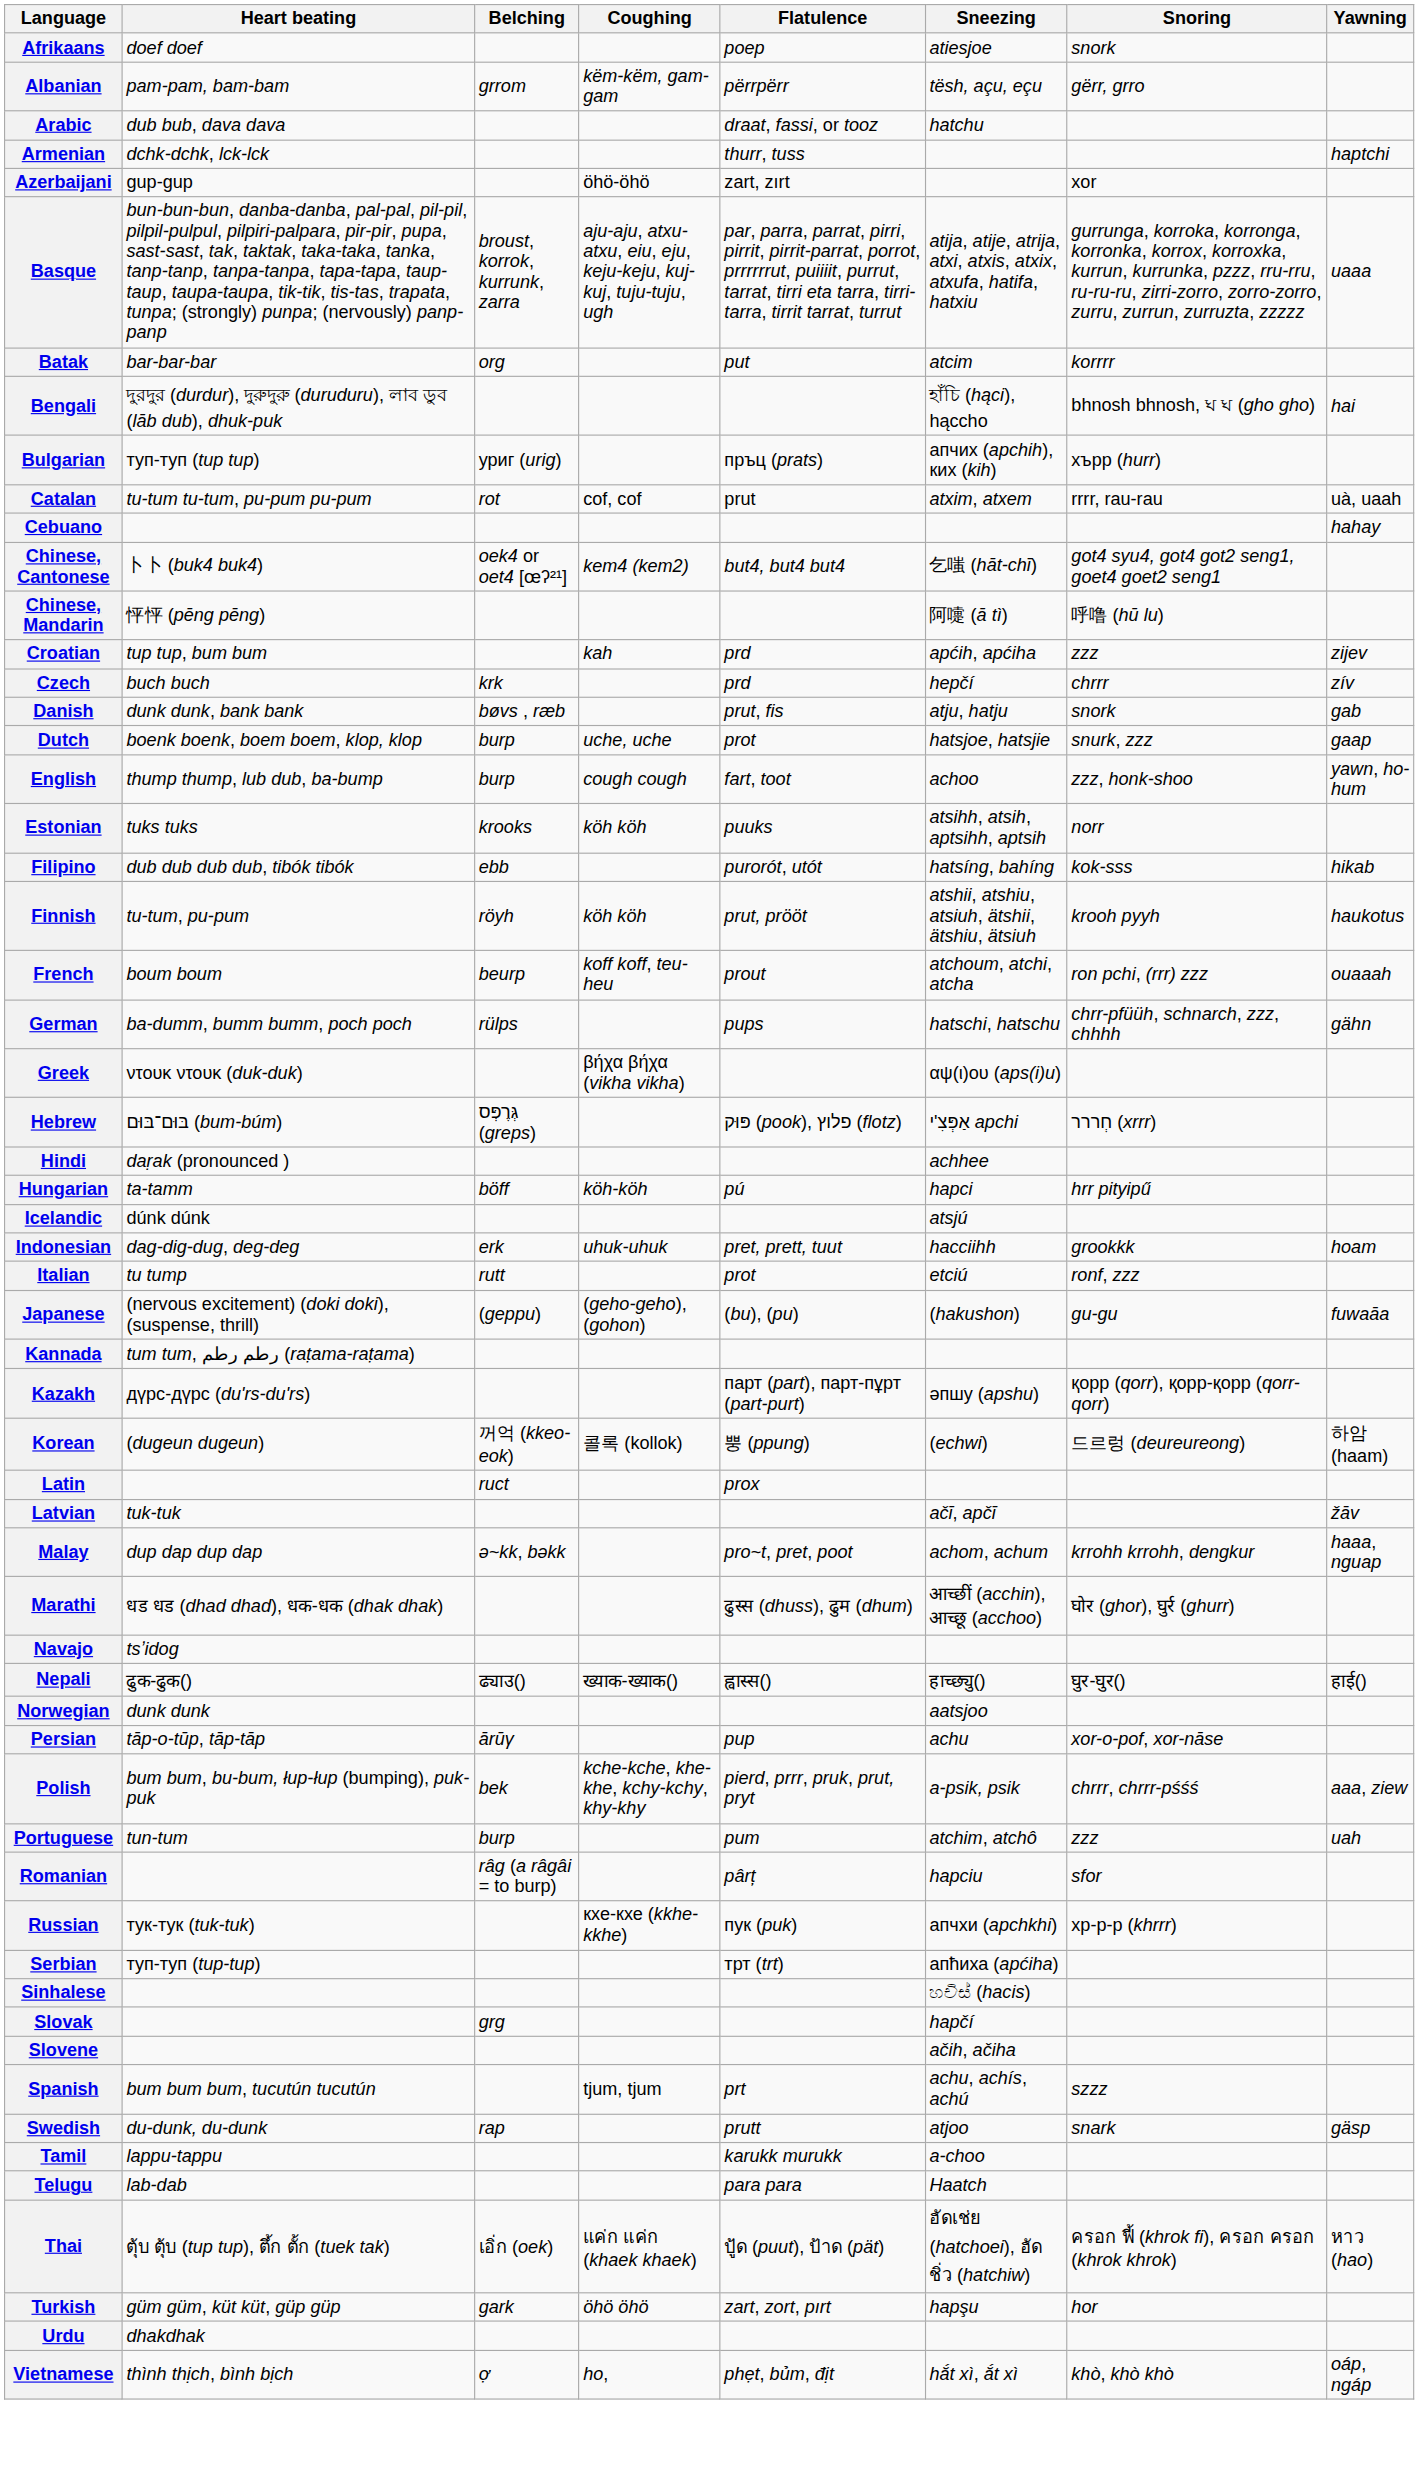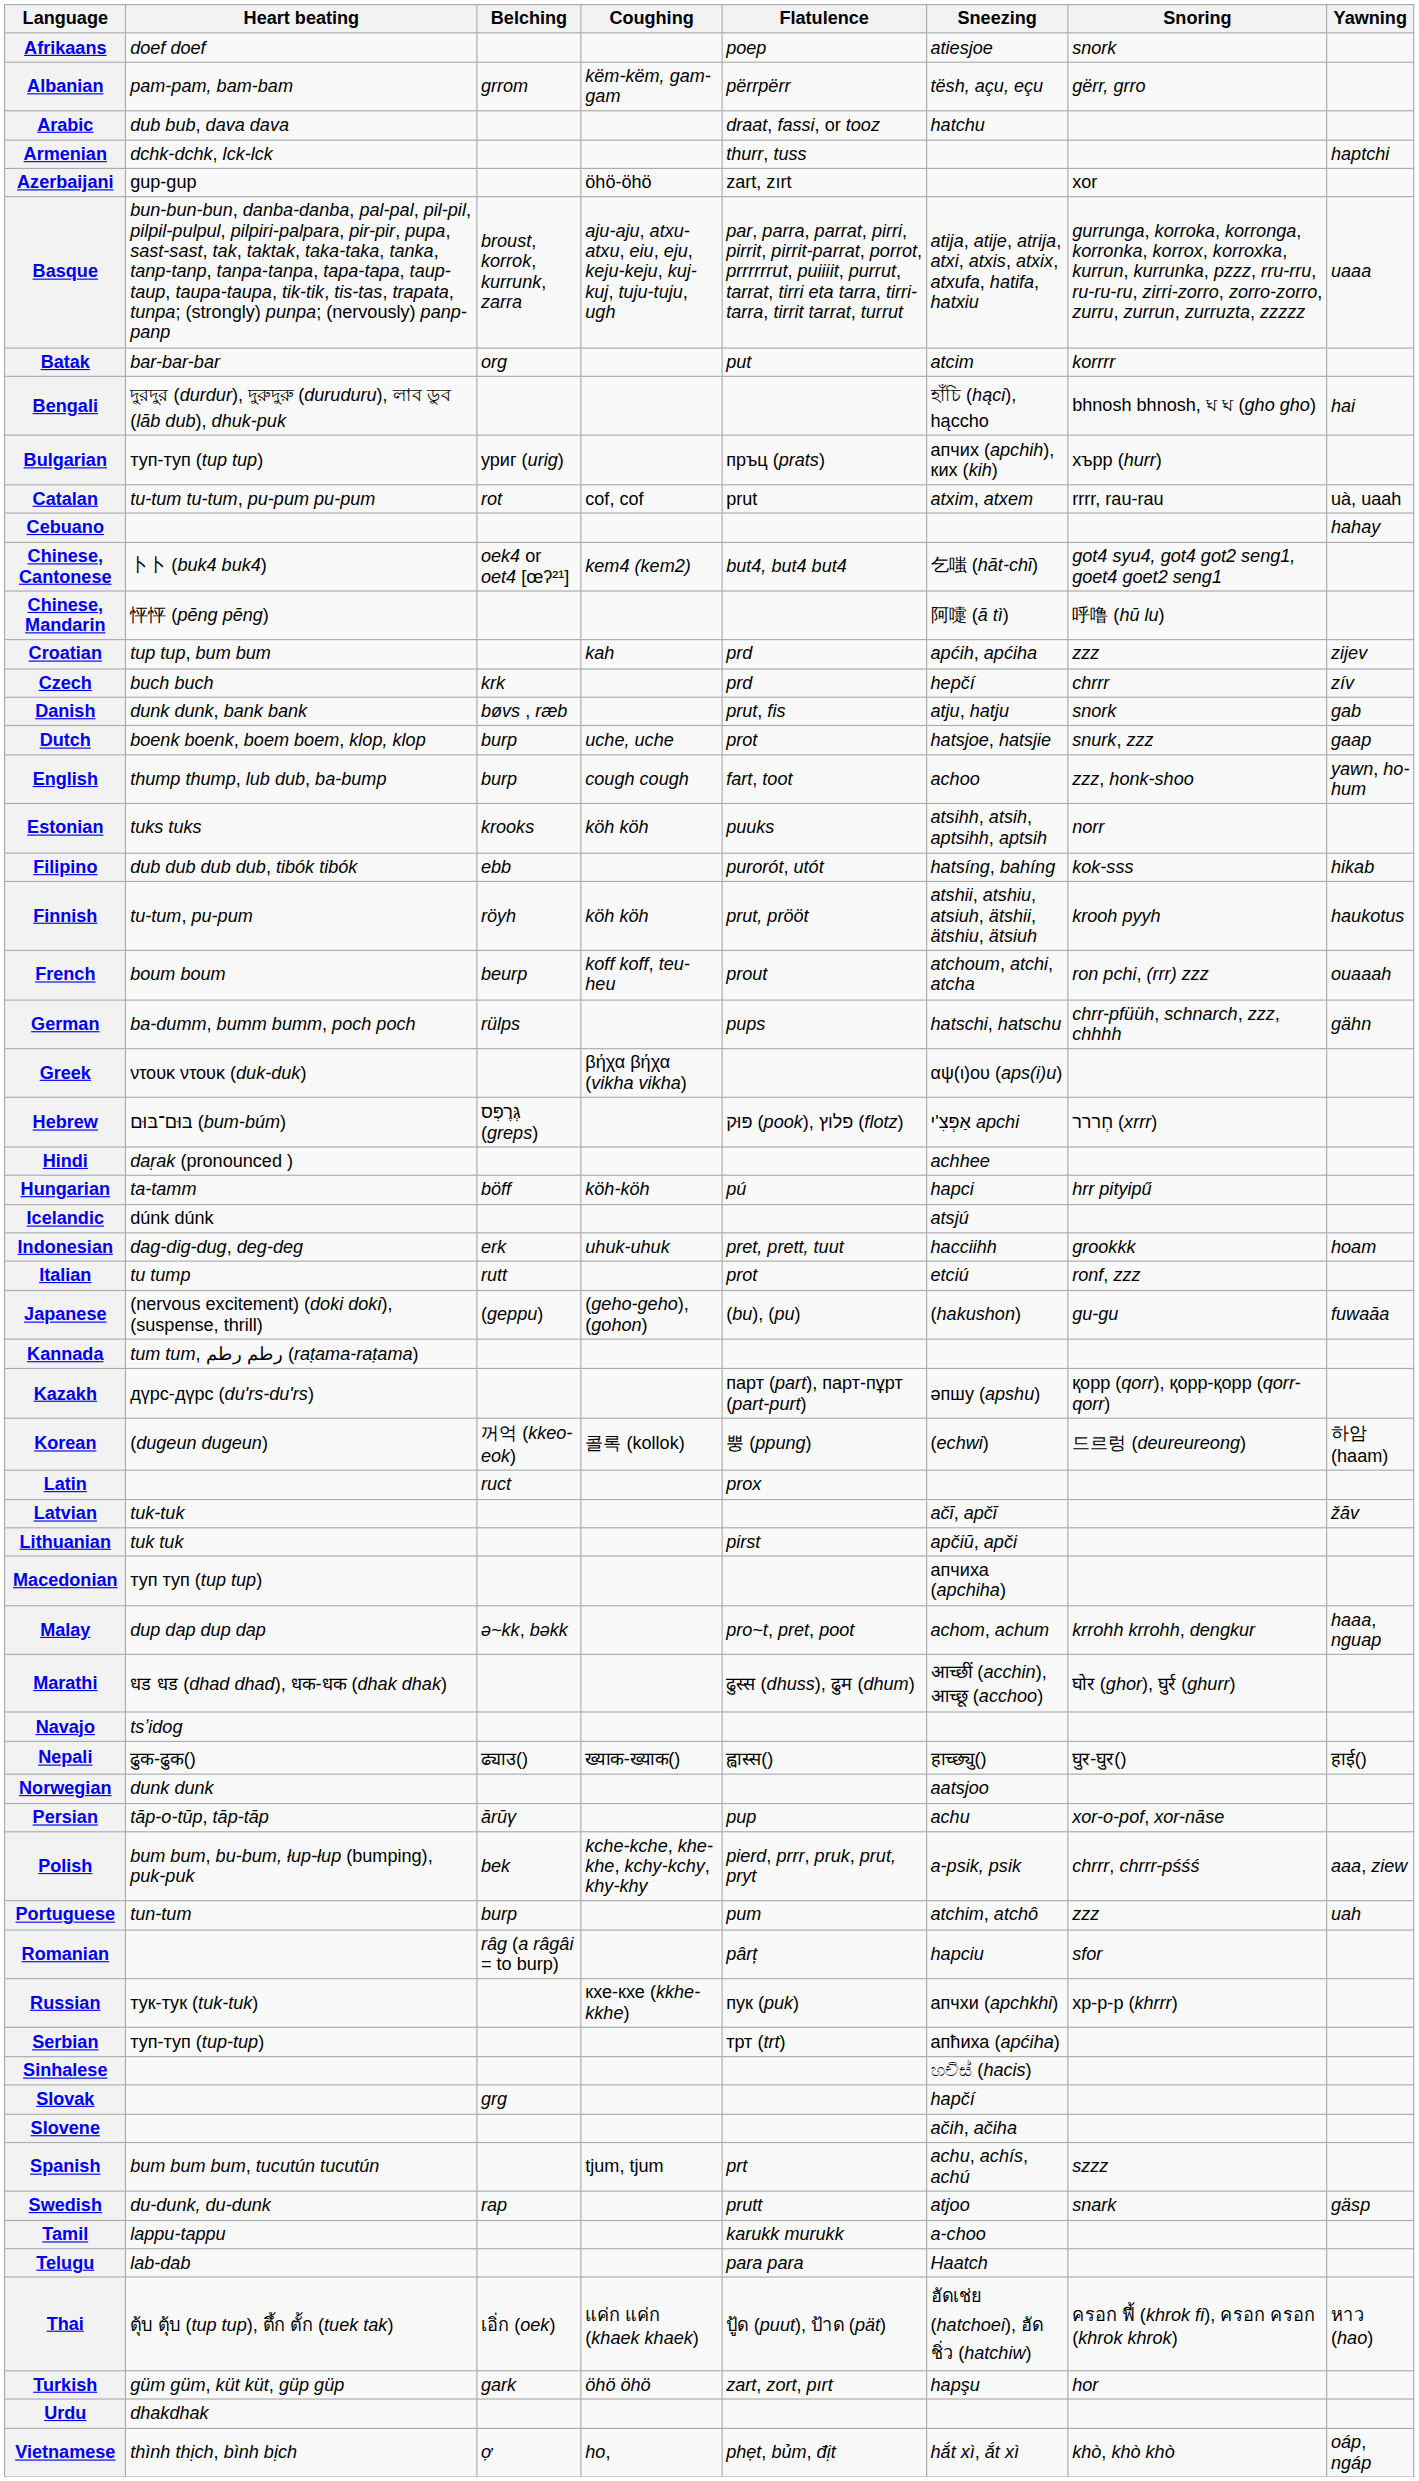+ row: (65, 1541)
+ row: (65, 1580)
